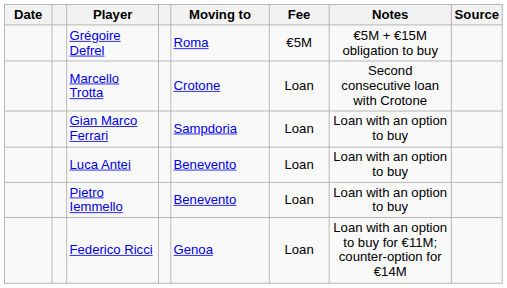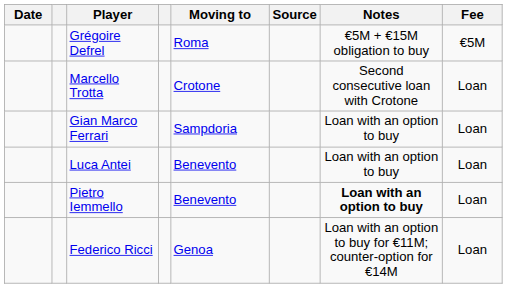columns swapped: (299, 14) <-> (477, 14)
(390, 200) normal -> (381, 200) bold
